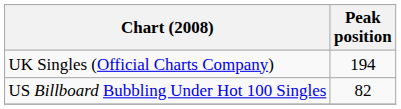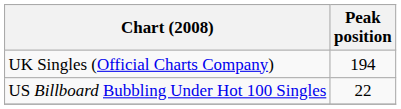(363, 90) 82 -> (363, 90) 22
